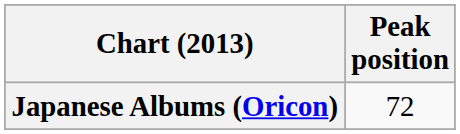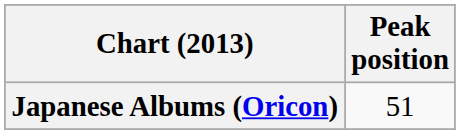(400, 105) 72 -> (400, 105) 51
